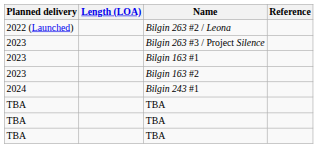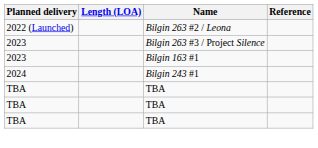- row: (16, 74)
